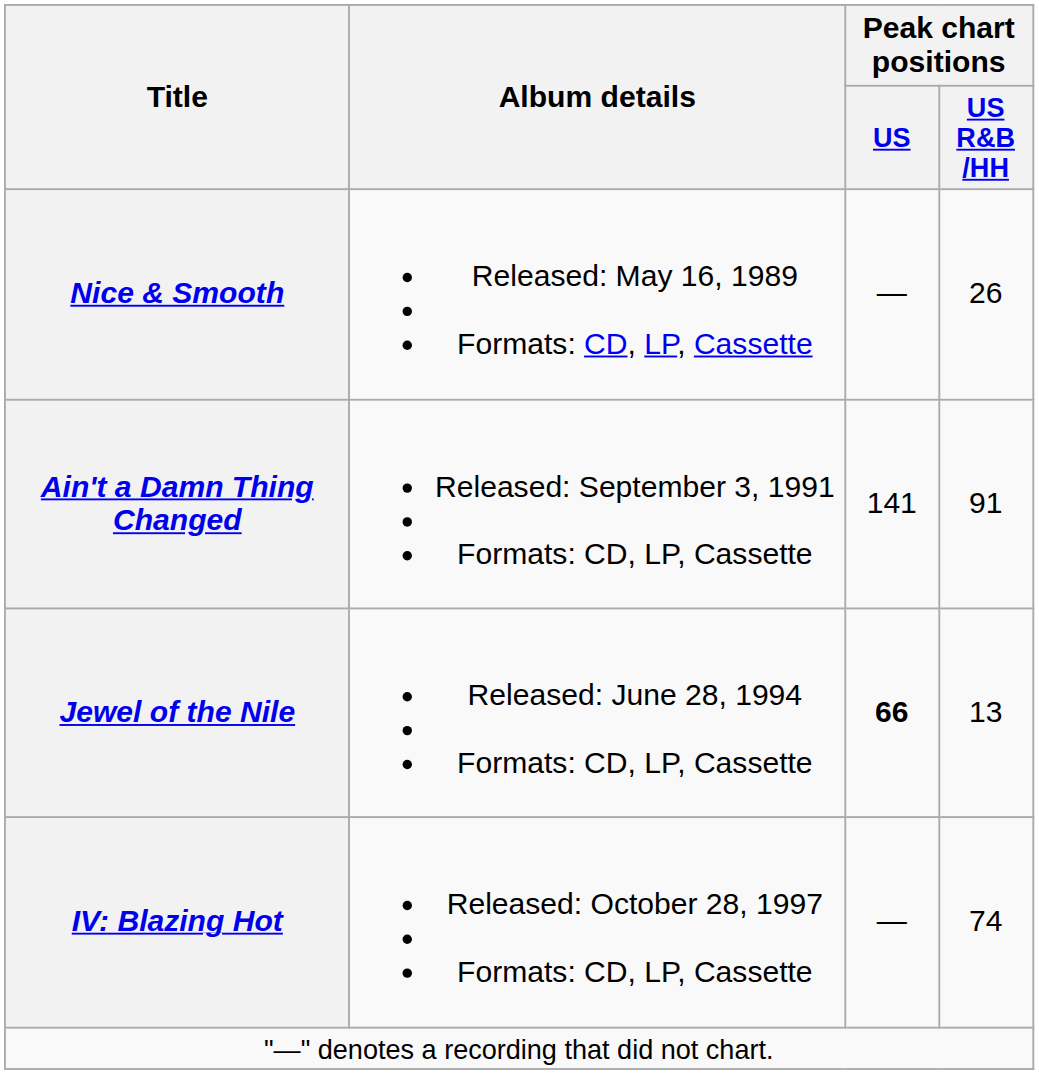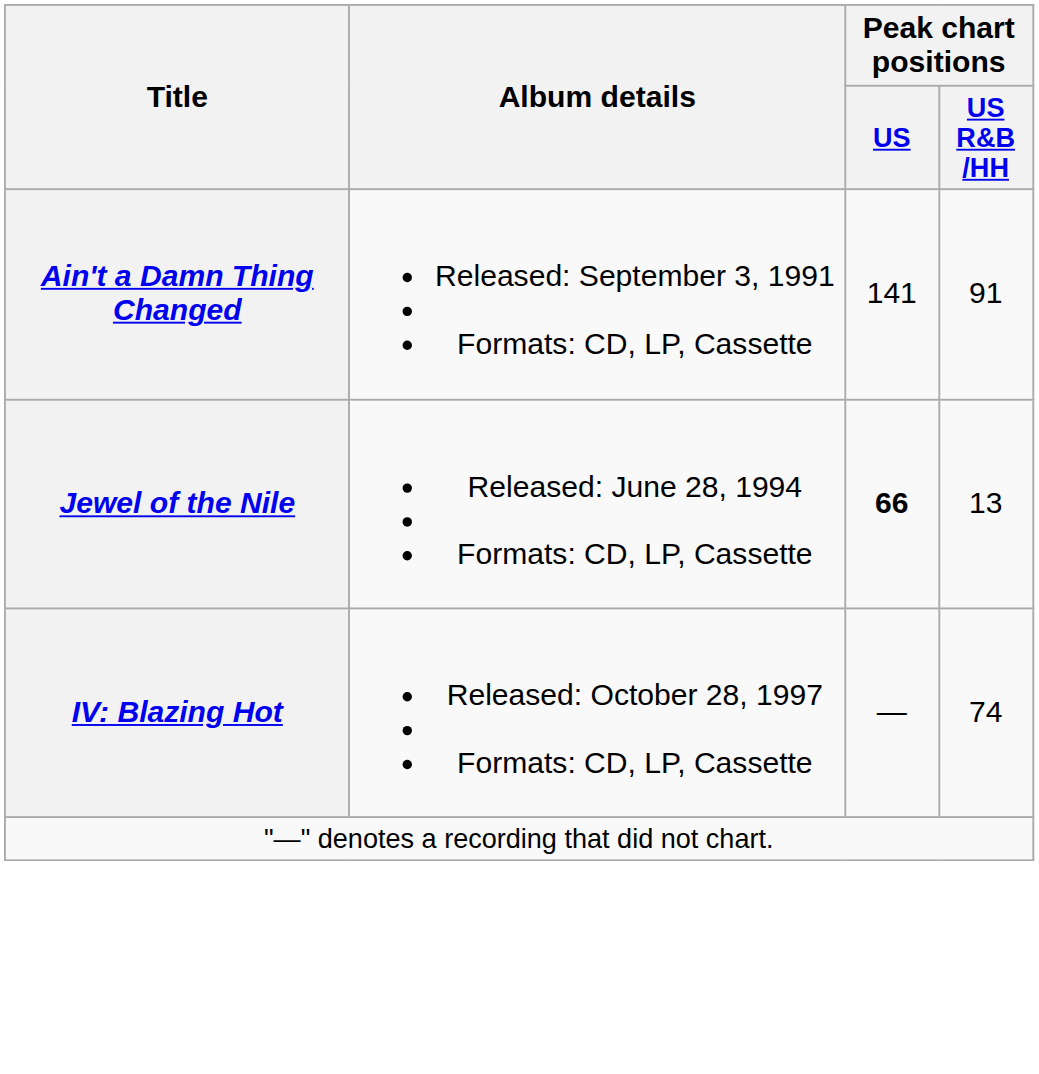- row: (177, 293)
